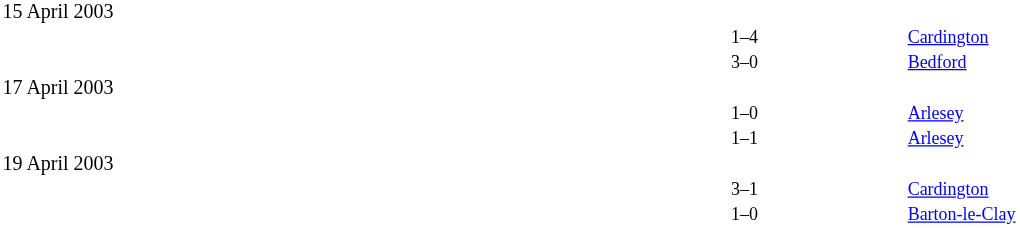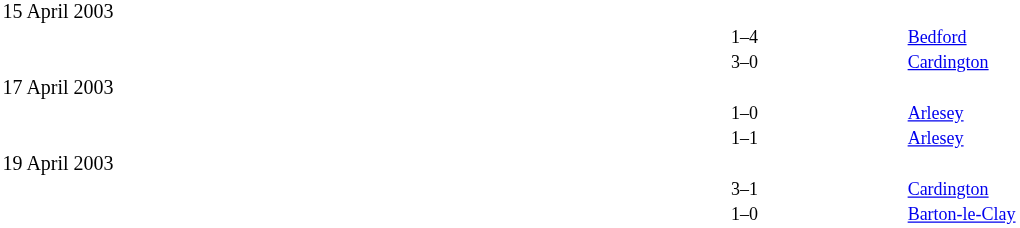(948, 36) Cardington -> (937, 36) Bedford
(937, 62) Bedford -> (948, 62) Cardington
